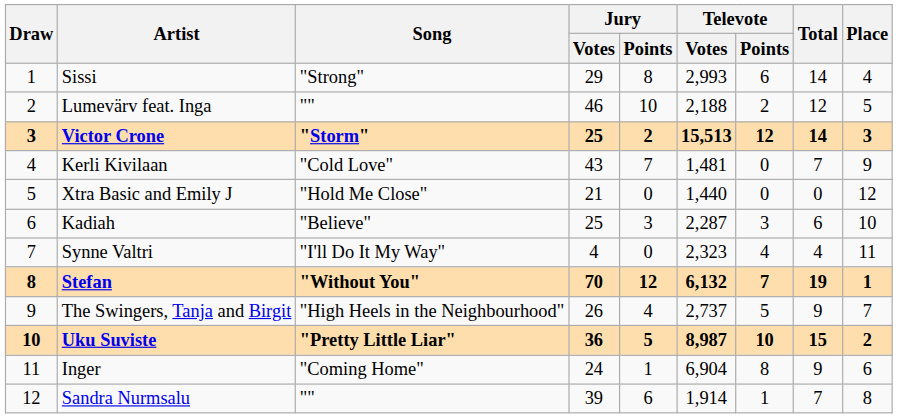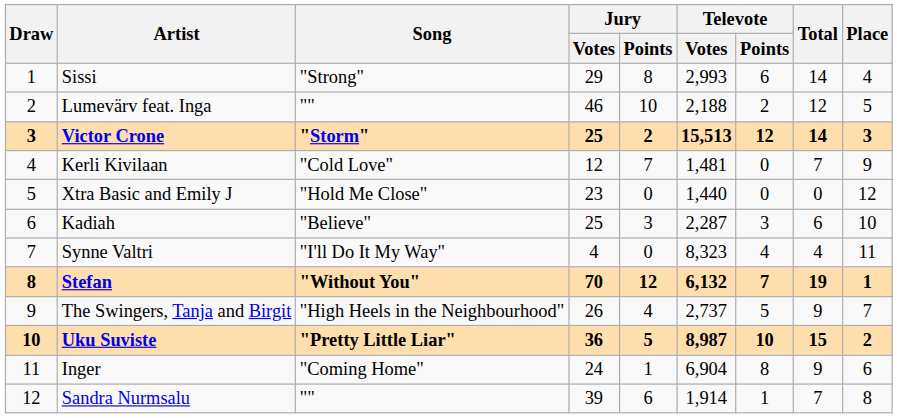(594, 164) 43 -> (594, 164) 12
(594, 194) 21 -> (594, 194) 23
(706, 252) 2,323 -> (706, 252) 8,323
